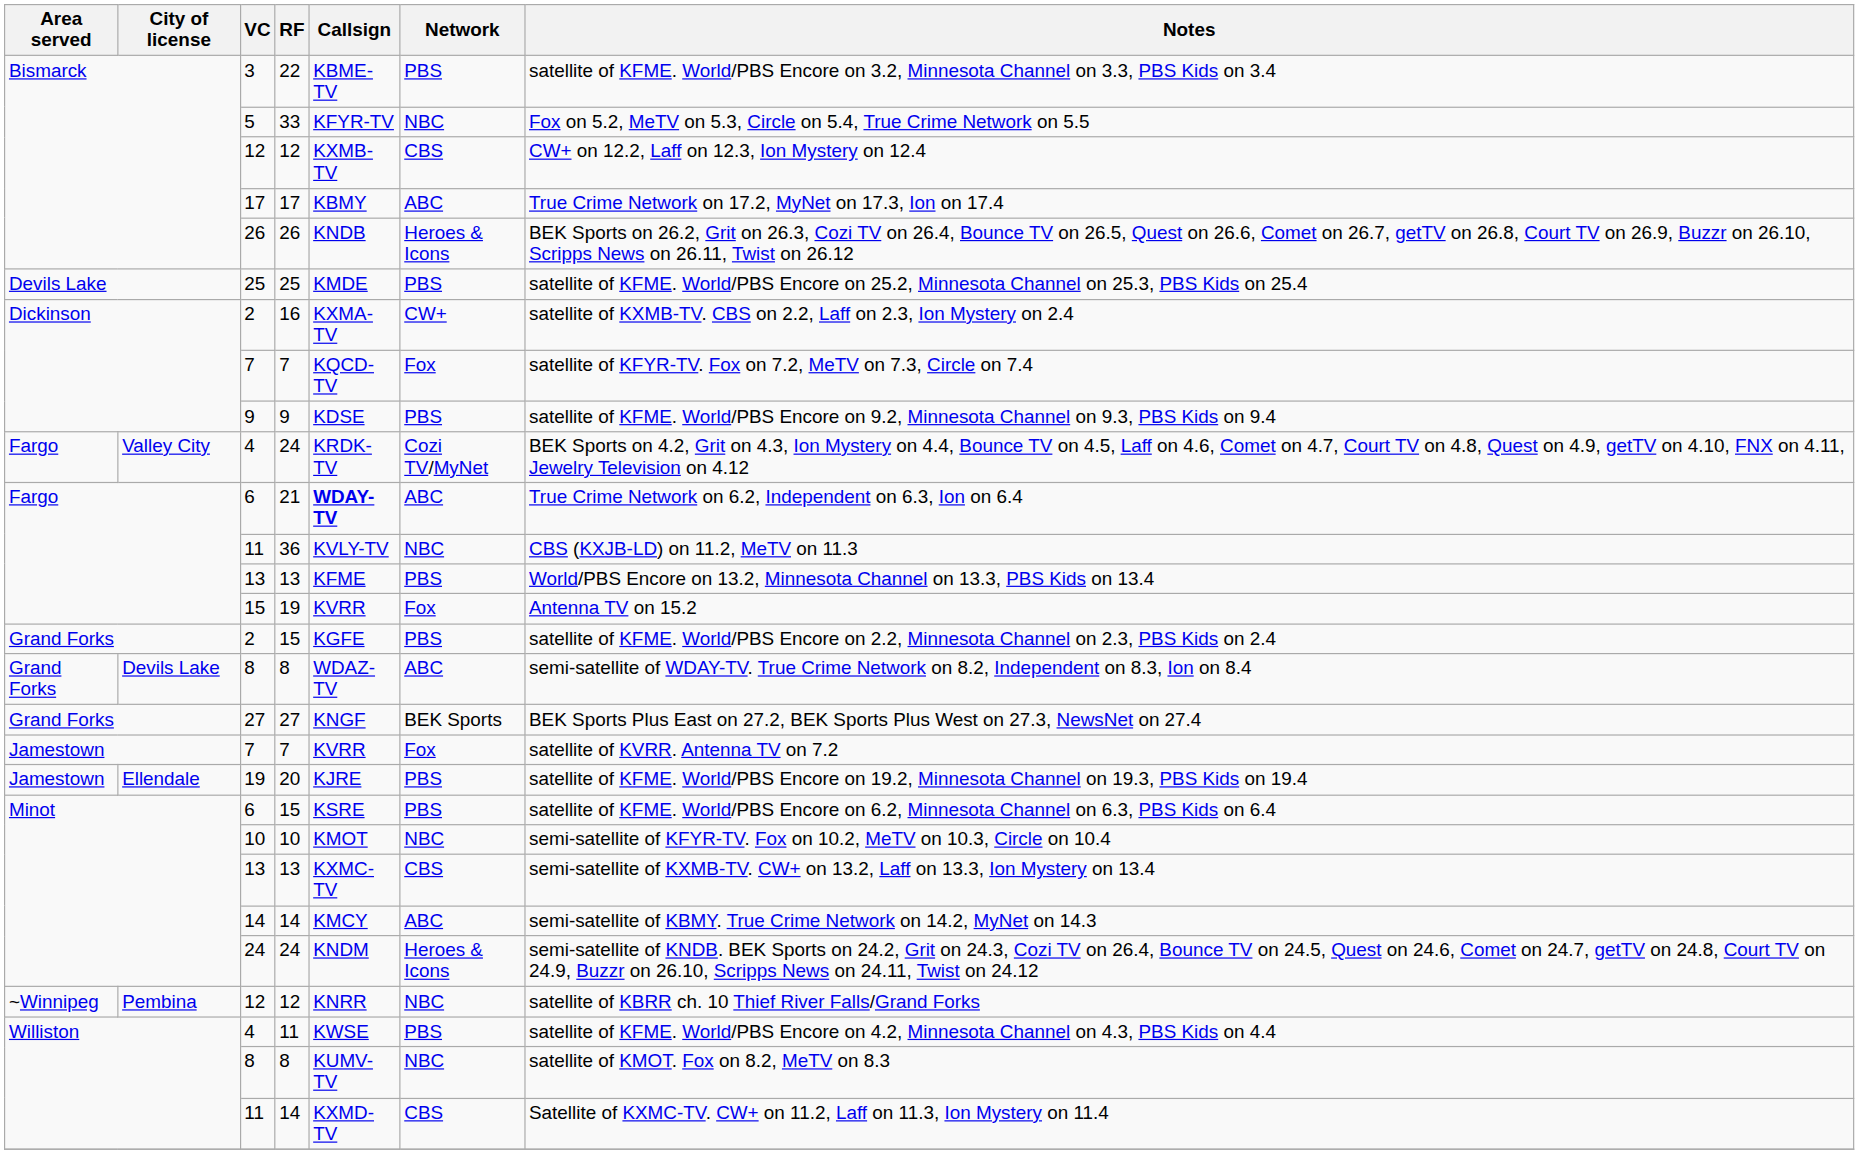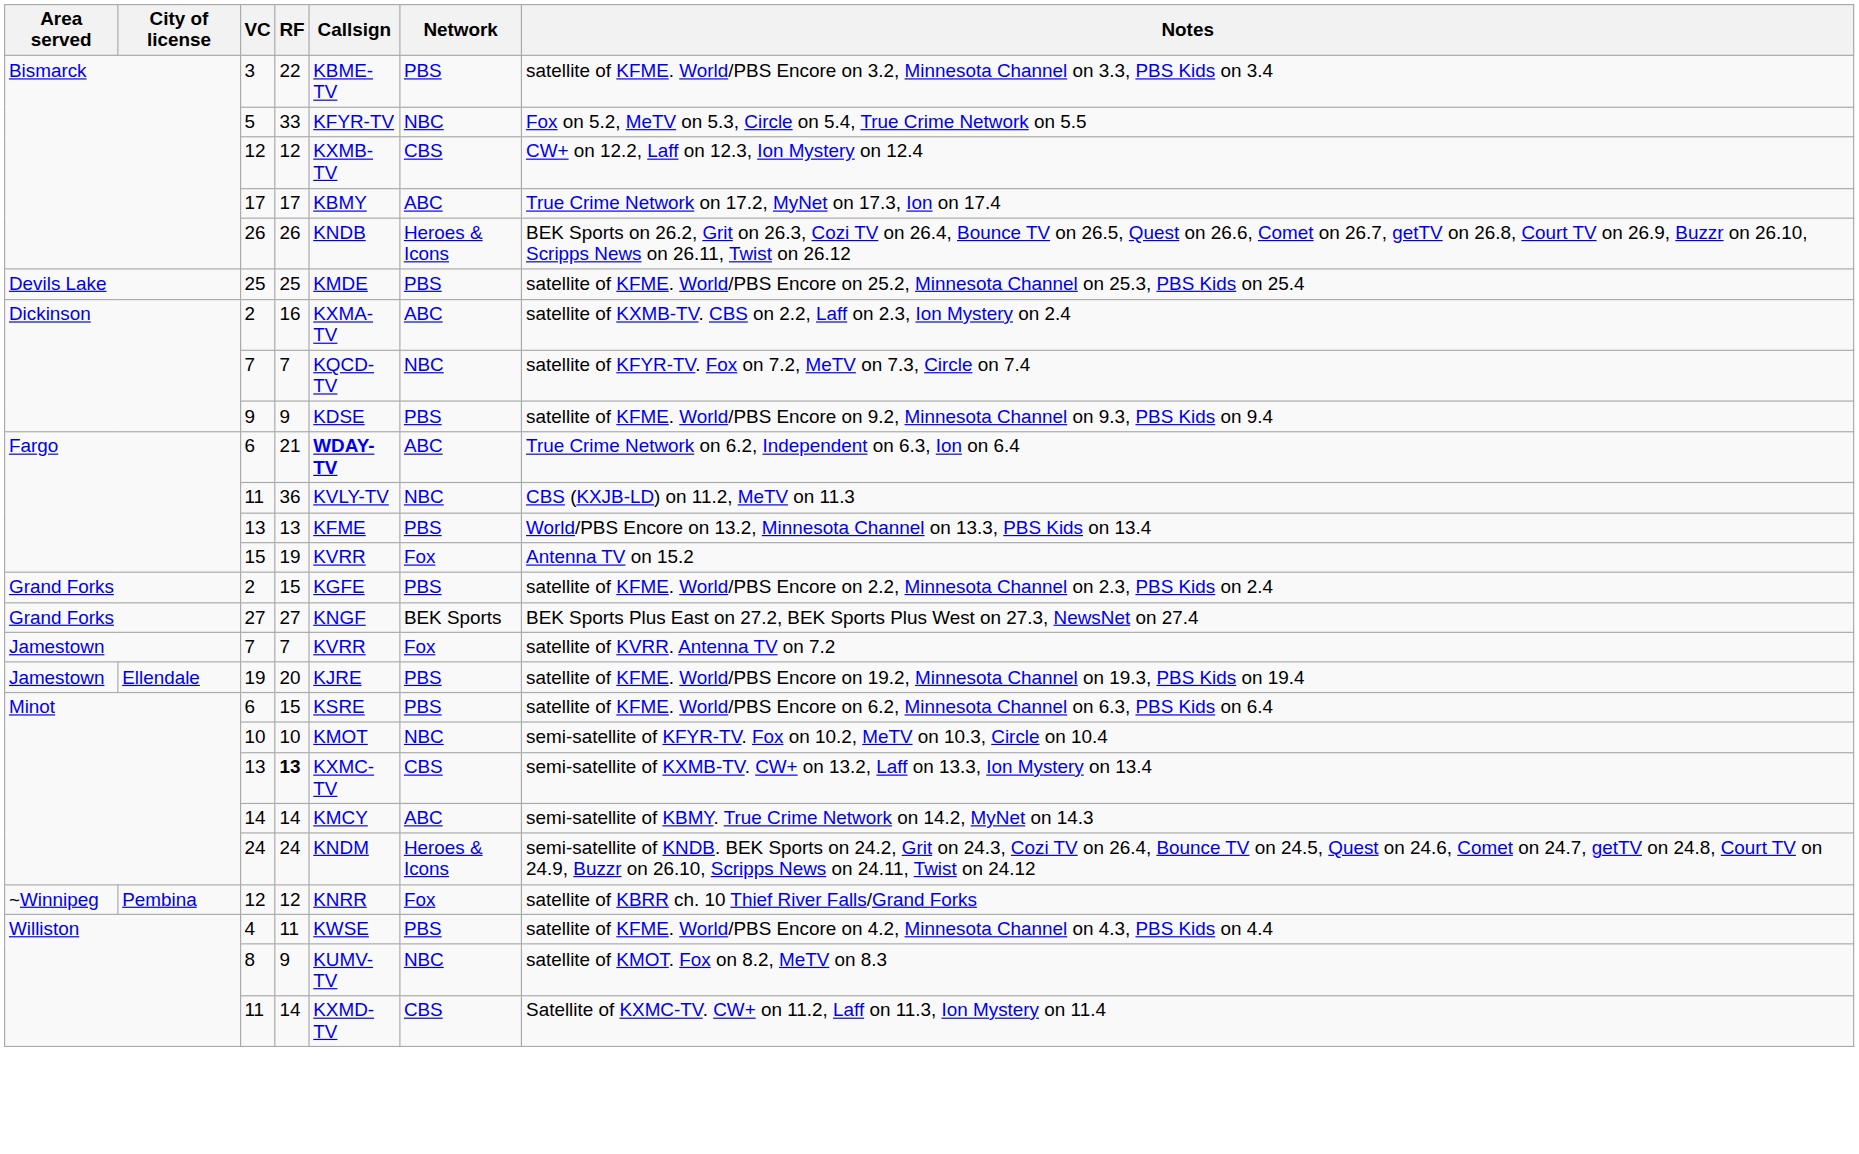(425, 314) CW+ -> (423, 314) ABC
(420, 365) Fox -> (424, 365) NBC
- row: (166, 446)
- row: (171, 668)
(290, 869) normal -> (290, 767) bold
(424, 1001) NBC -> (420, 899) Fox
(285, 1061) 8 -> (285, 959) 9
